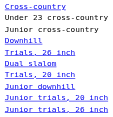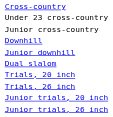rows swapped: (40, 86) <-> (40, 52)
